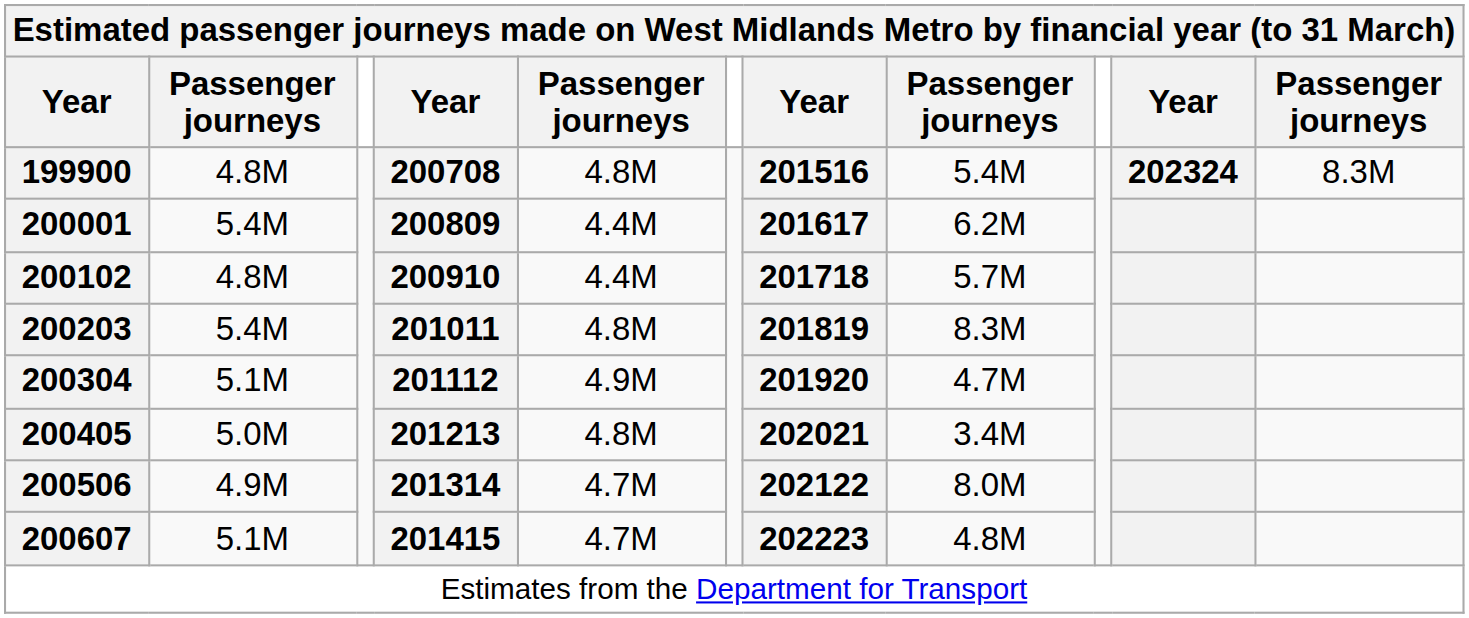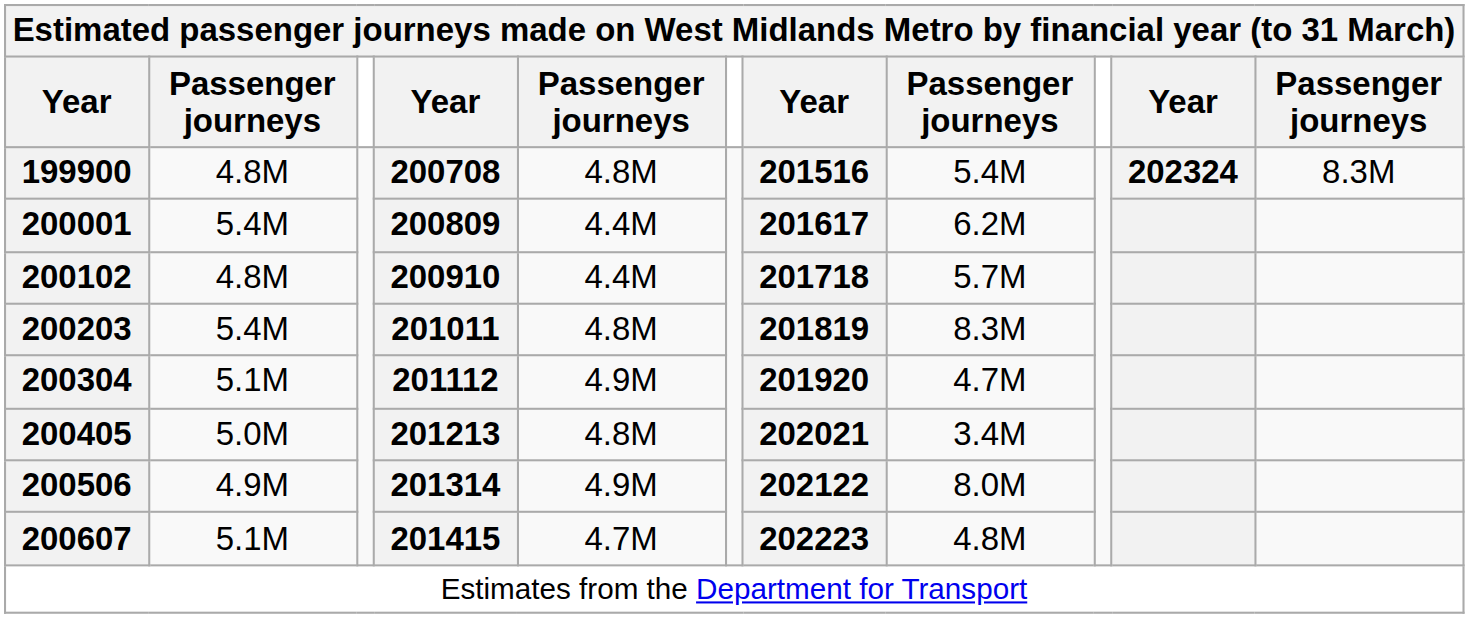(621, 485) 4.7M -> (621, 485) 4.9M
